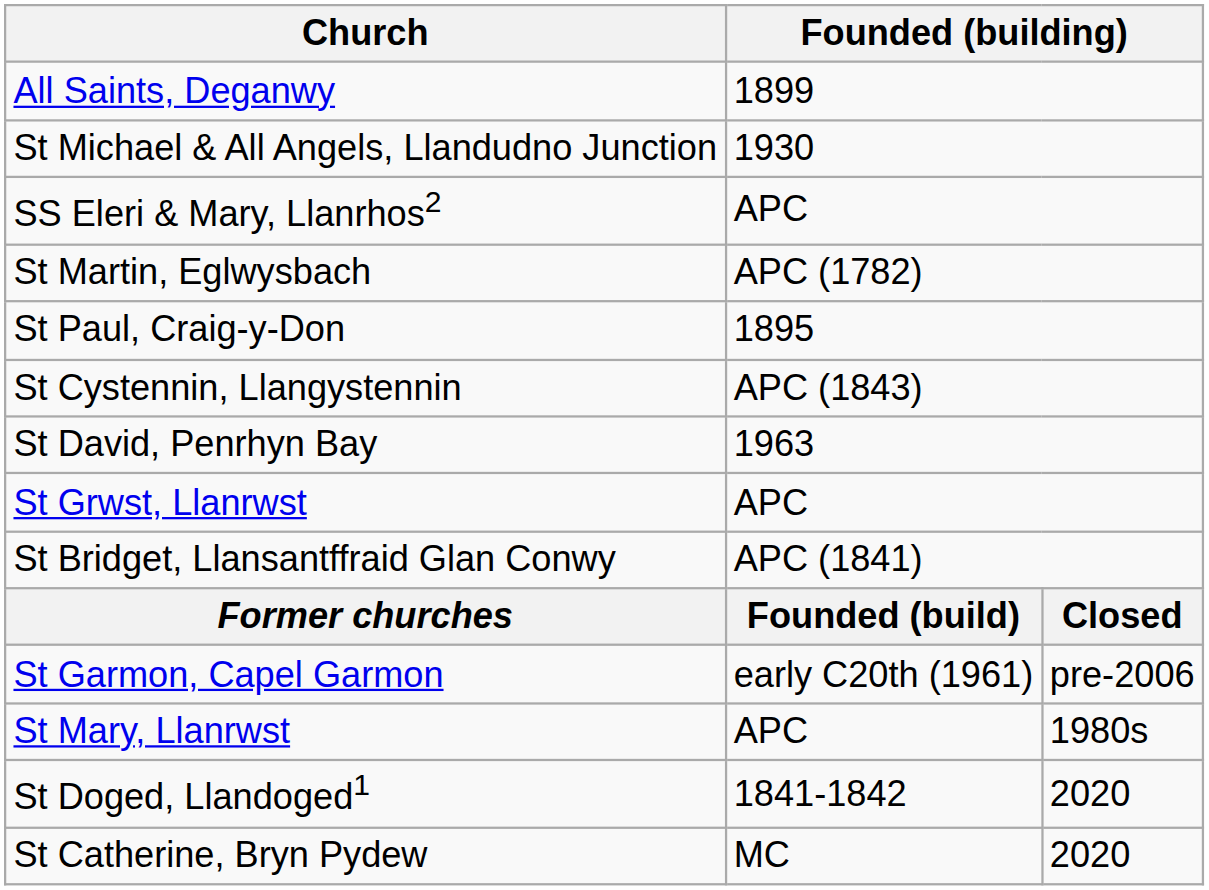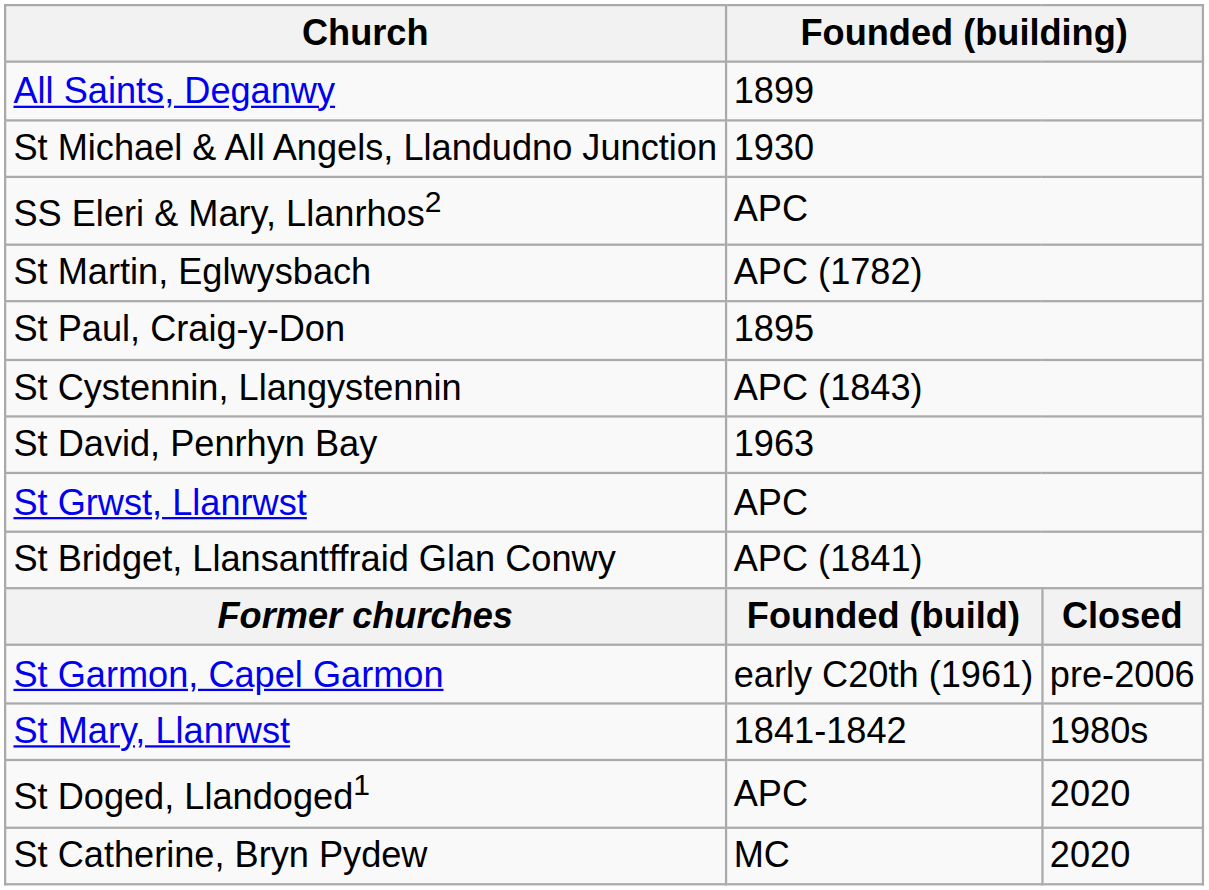(771, 731) APC -> (820, 731) 1841-1842
(820, 793) 1841-1842 -> (771, 793) APC
